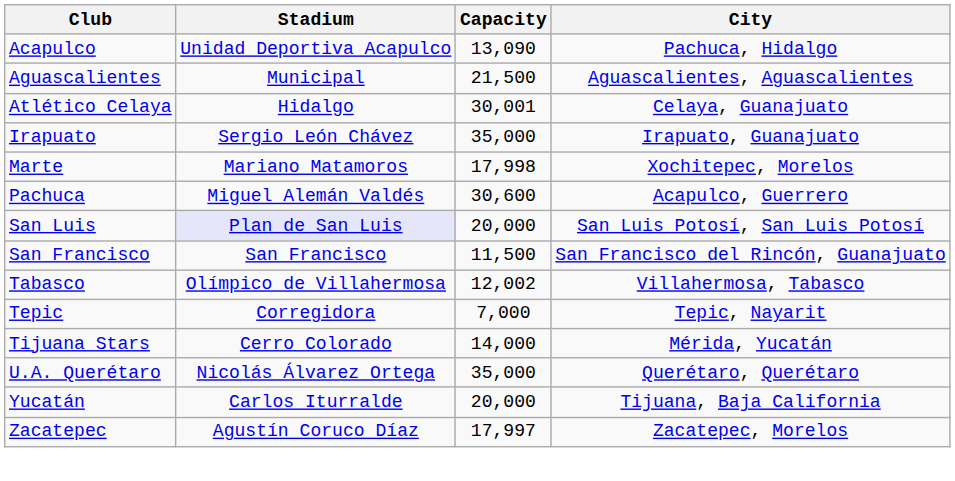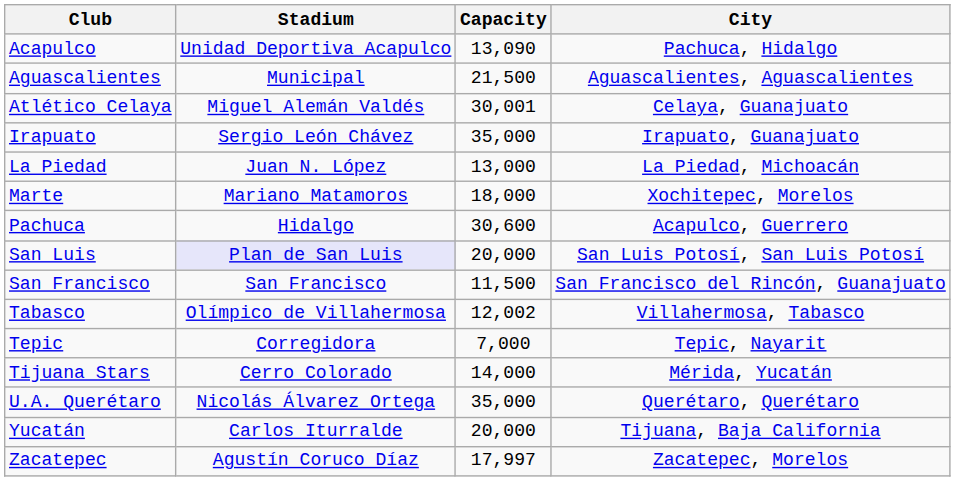(316, 108) Hidalgo -> (316, 108) Miguel Alemán Valdés
+ row: (58, 167)
(503, 167) 17,998 -> (503, 196) 18,000
(316, 196) Miguel Alemán Valdés -> (316, 226) Hidalgo
